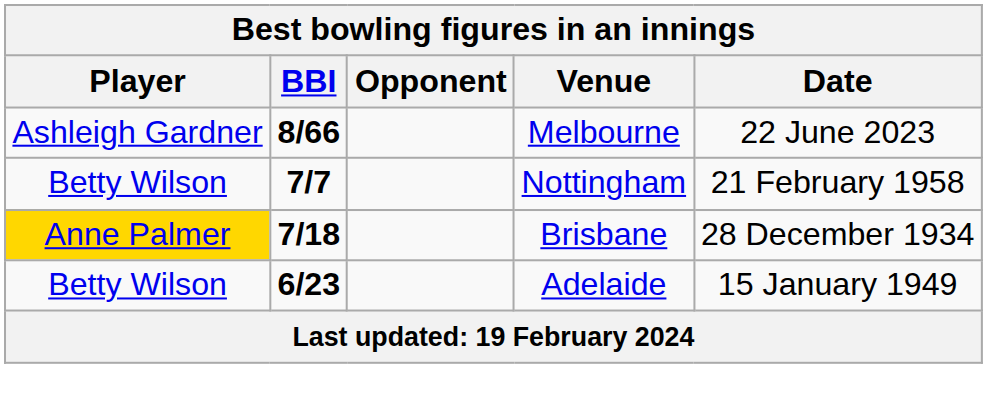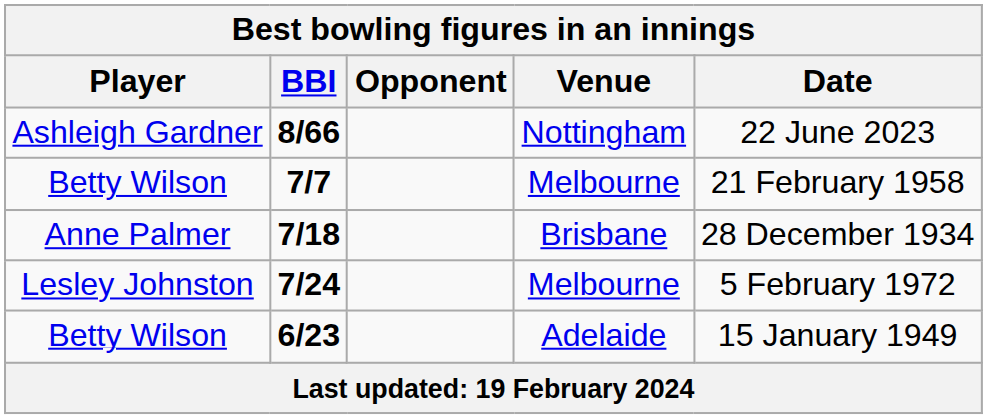(604, 132) Melbourne -> (604, 132) Nottingham
(604, 183) Nottingham -> (604, 183) Melbourne
(138, 234) gold background -> (138, 234) no background
+ row: (309, 285)
